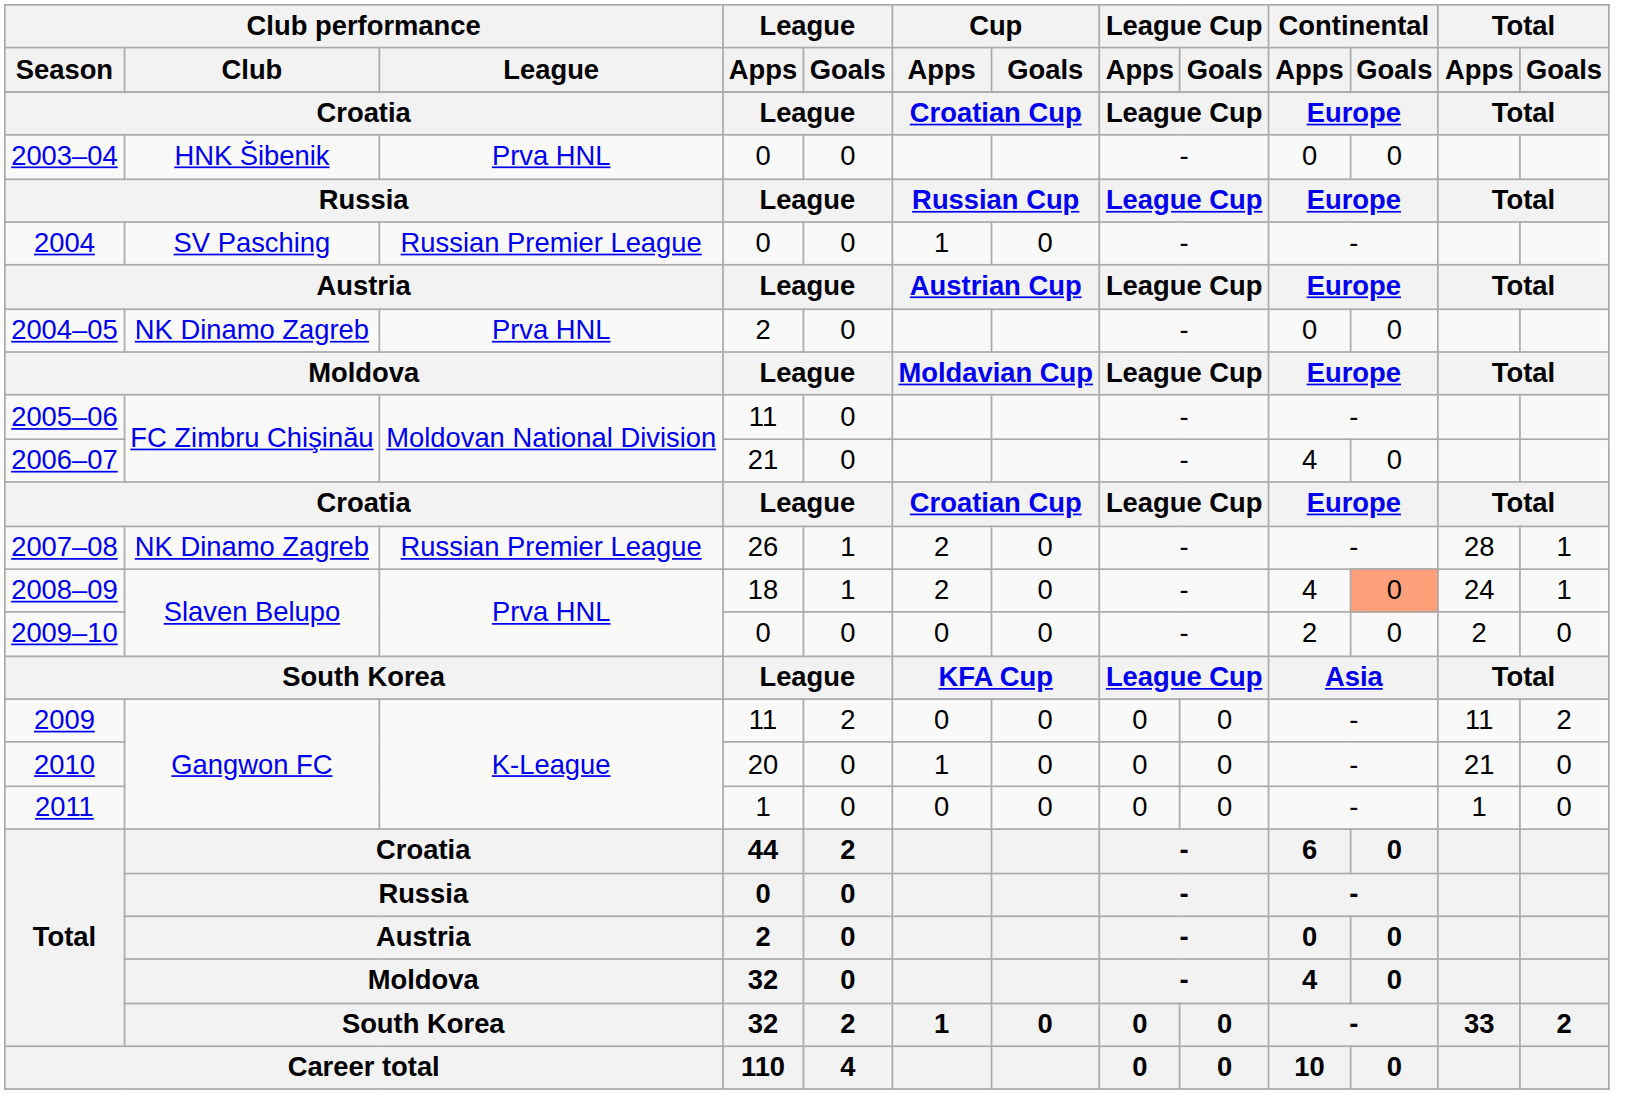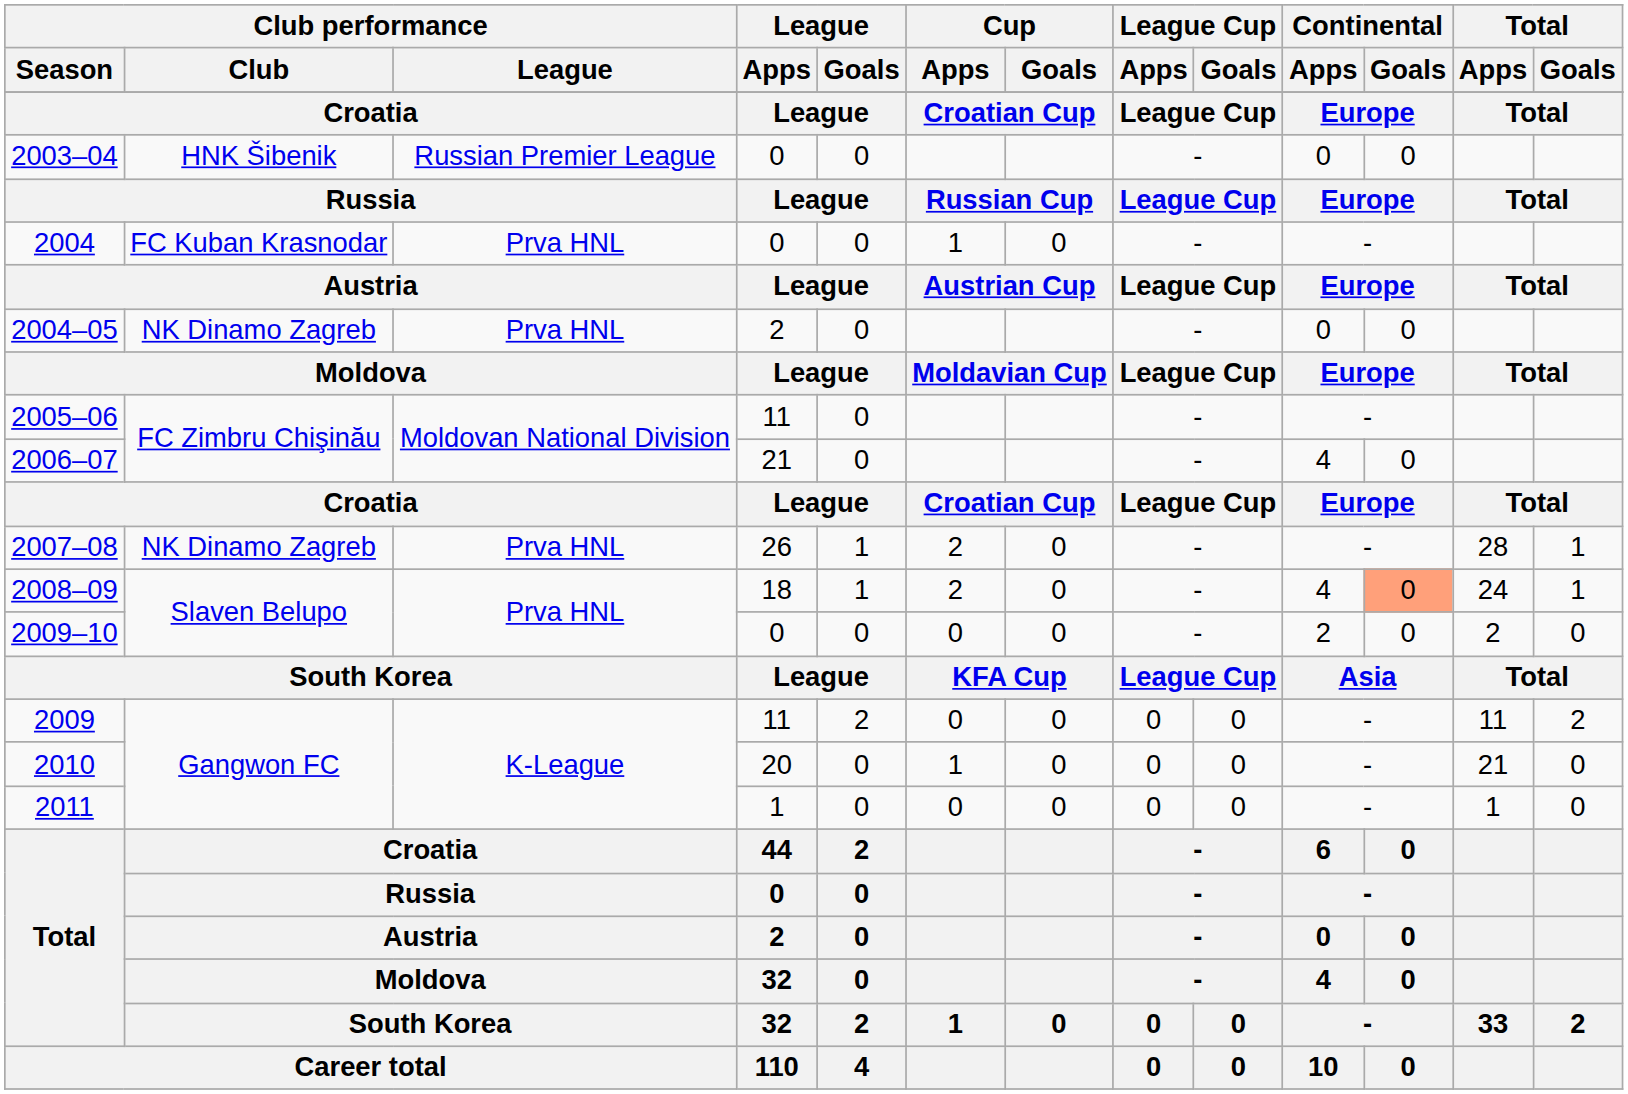(551, 156) Prva HNL -> (565, 156) Russian Premier League
(252, 243) SV Pasching -> (259, 243) FC Kuban Krasnodar
(551, 243) Russian Premier League -> (565, 243) Prva HNL
(551, 546) Russian Premier League -> (565, 546) Prva HNL
